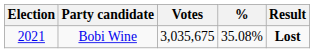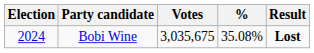(31, 36) 2021 -> (31, 36) 2024
